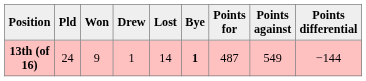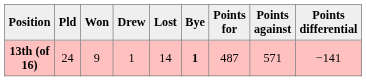(273, 58) 549 -> (273, 58) 571
(328, 58) −144 -> (328, 58) −141
